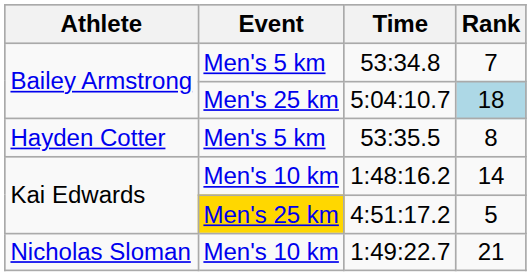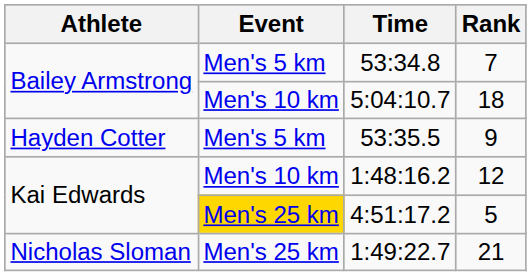(271, 100) Men's 25 km -> (271, 100) Men's 10 km
(491, 100) lightblue background -> (491, 100) no background
(491, 138) 8 -> (491, 138) 9
(491, 176) 14 -> (491, 176) 12
(271, 252) Men's 10 km -> (271, 252) Men's 25 km
